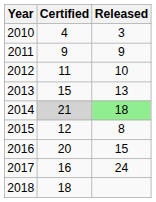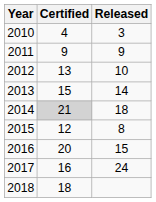(64, 71) 11 -> (64, 71) 13
(121, 91) 13 -> (121, 91) 14
(121, 110) lightgreen background -> (121, 110) no background
